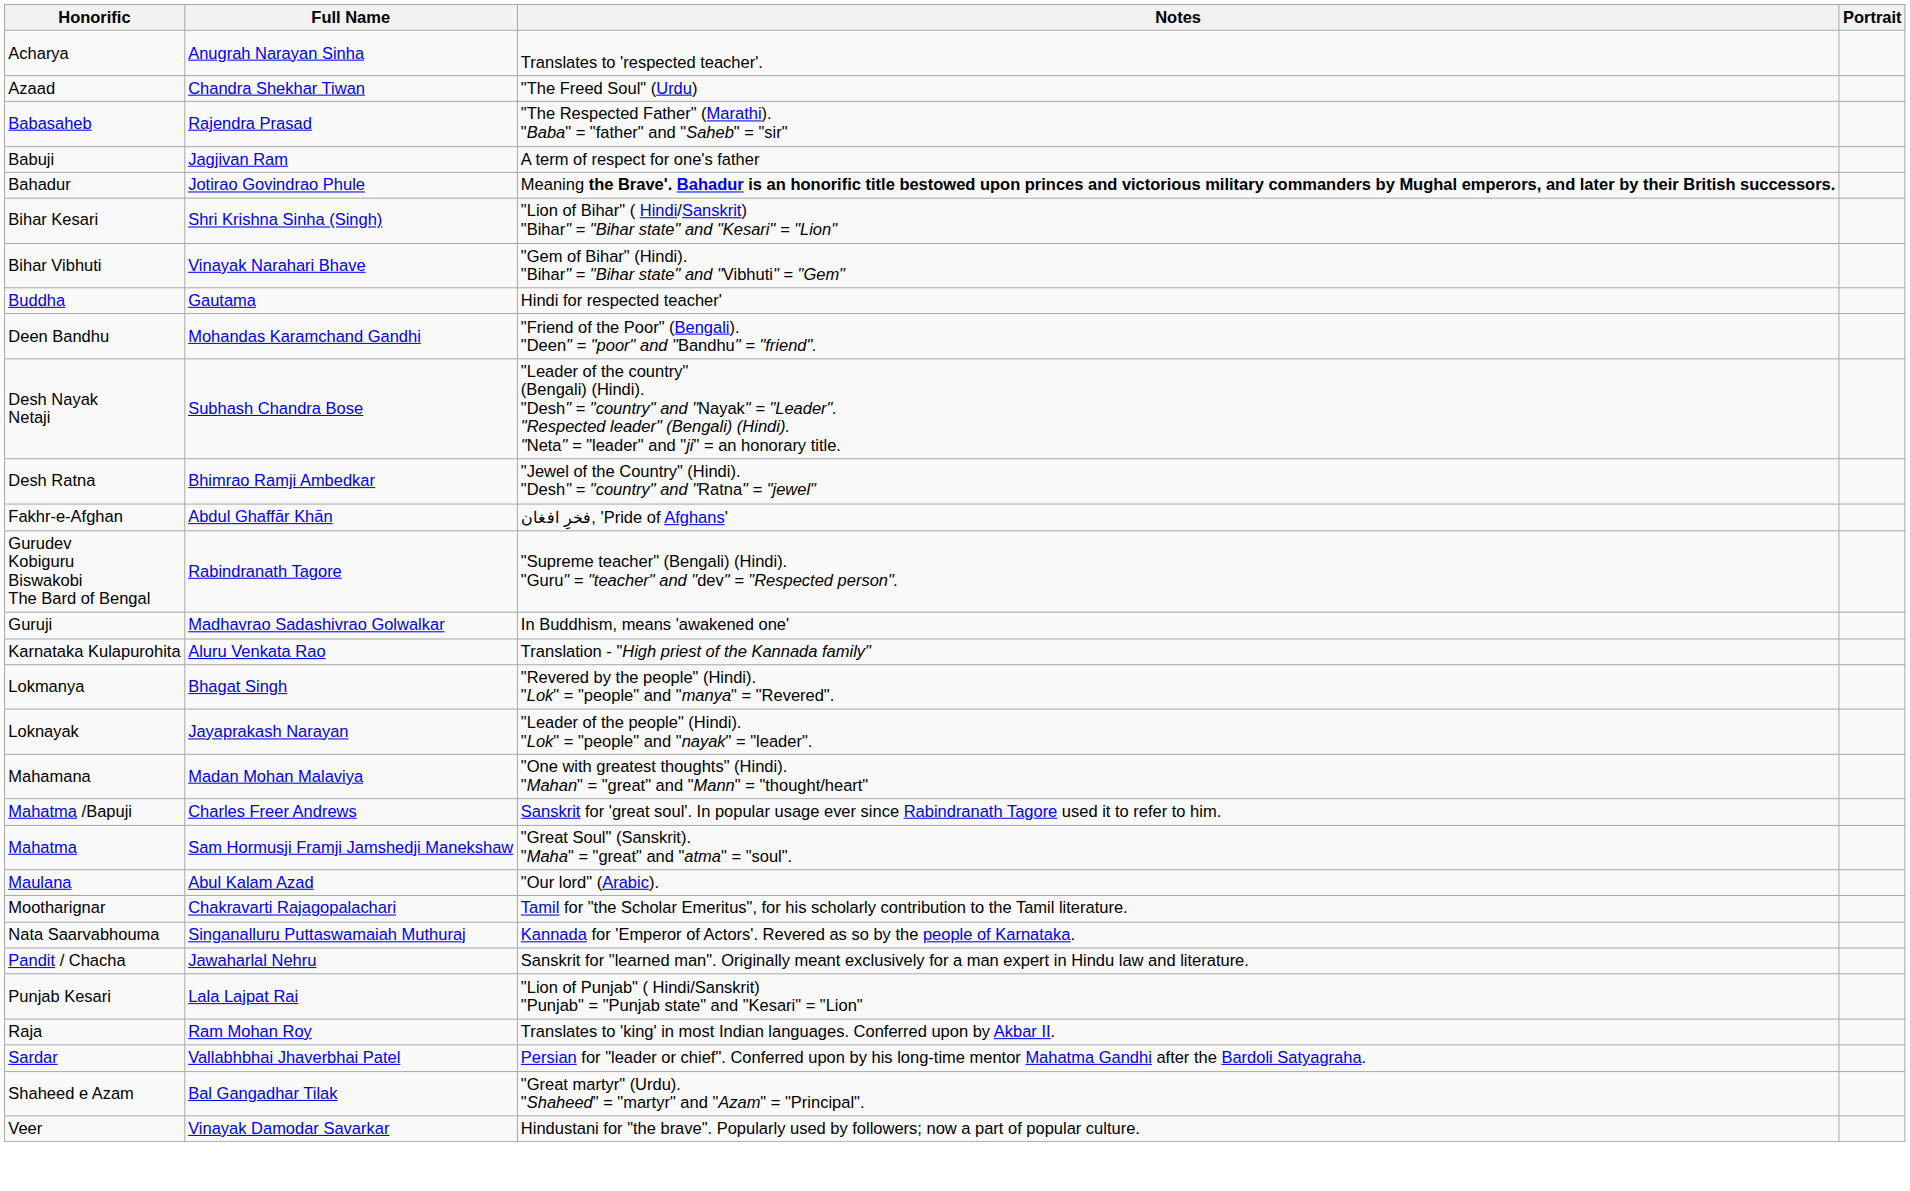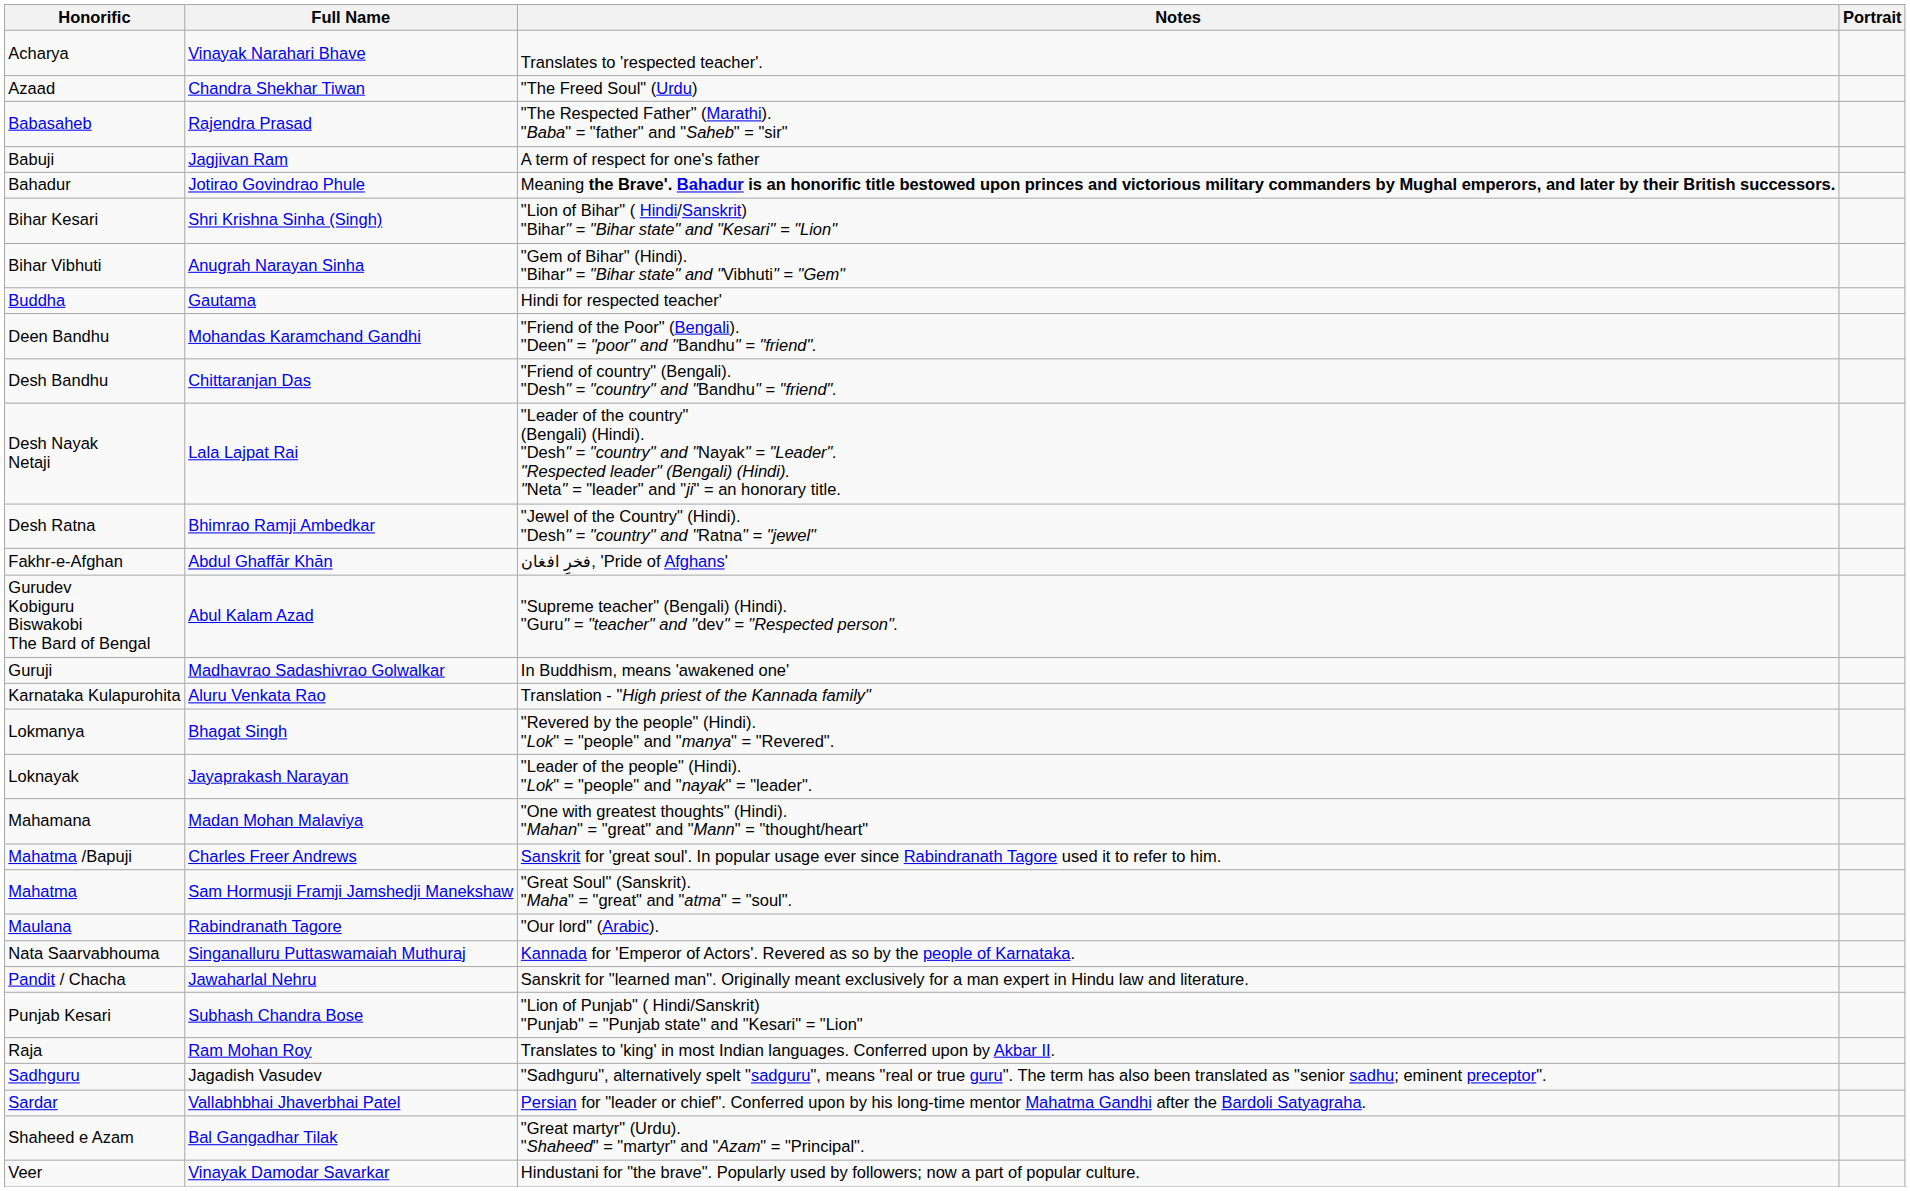(276, 52) Anugrah Narayan Sinha -> (277, 52) Vinayak Narahari Bhave
(277, 265) Vinayak Narahari Bhave -> (276, 265) Anugrah Narayan Sinha
+ row: (58, 380)
(276, 408) Subhash Chandra Bose -> (243, 453) Lala Lajpat Rai
(265, 571) Rabindranath Tagore -> (251, 616) Abul Kalam Azad
(251, 882) Abul Kalam Azad -> (265, 927) Rabindranath Tagore
- row: (57, 908)
(243, 996) Lala Lajpat Rai -> (276, 1014) Subhash Chandra Bose
+ row: (44, 1076)
